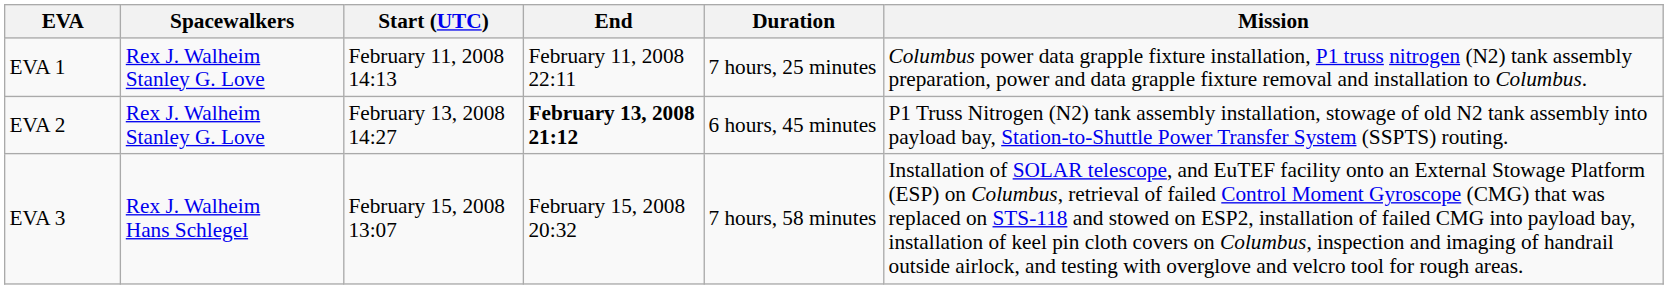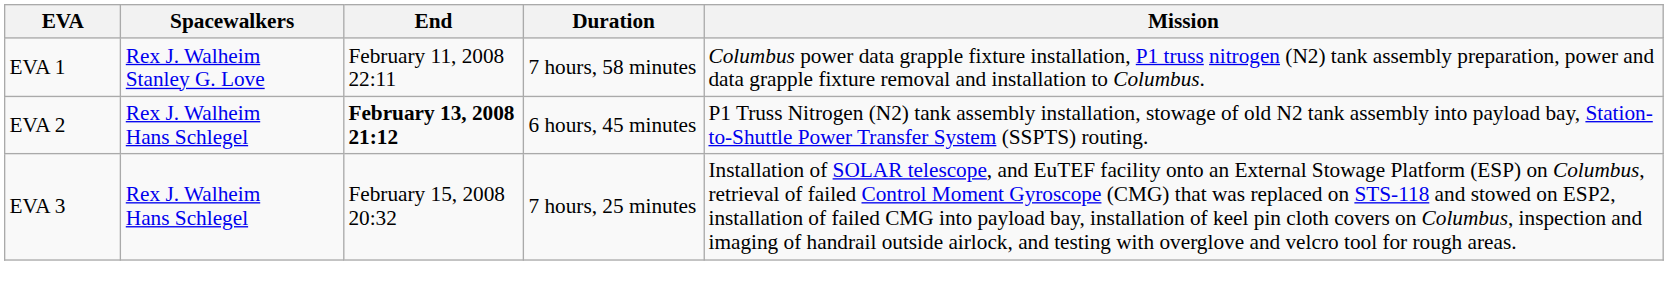- column: (434, 21)
(792, 67) 7 hours, 25 minutes -> (612, 67) 7 hours, 58 minutes
(195, 124) Rex J. Walheim Stanley G. Love -> (193, 124) Rex J. Walheim Hans Schlegel
(792, 218) 7 hours, 58 minutes -> (612, 206) 7 hours, 25 minutes
